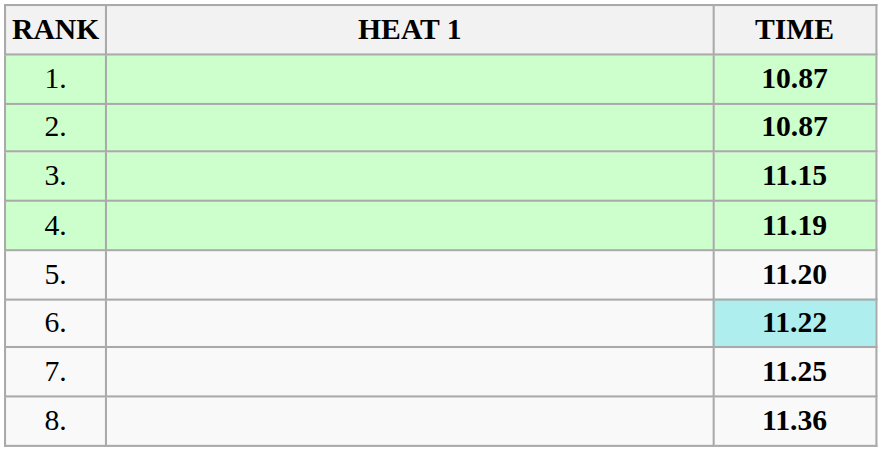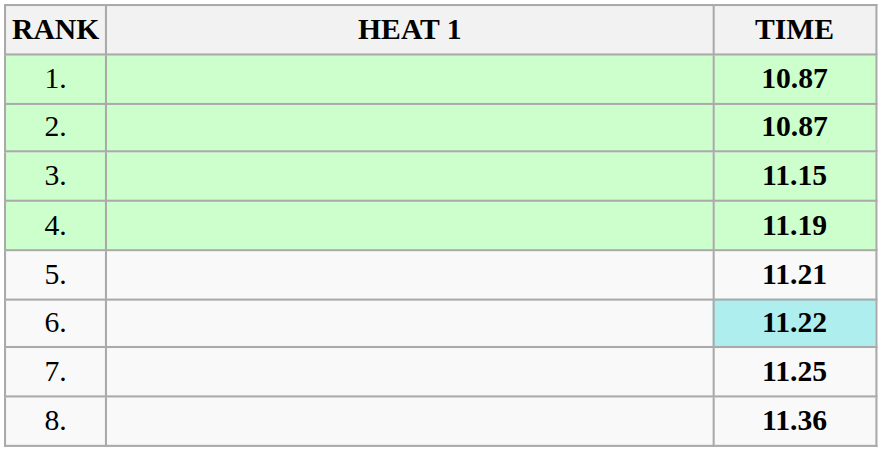(795, 273) 11.20 -> (795, 273) 11.21
